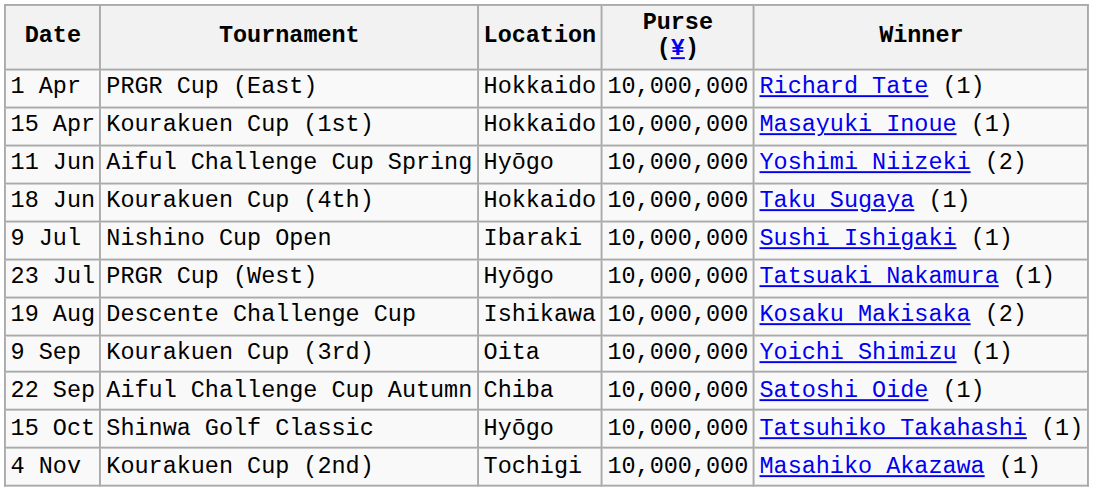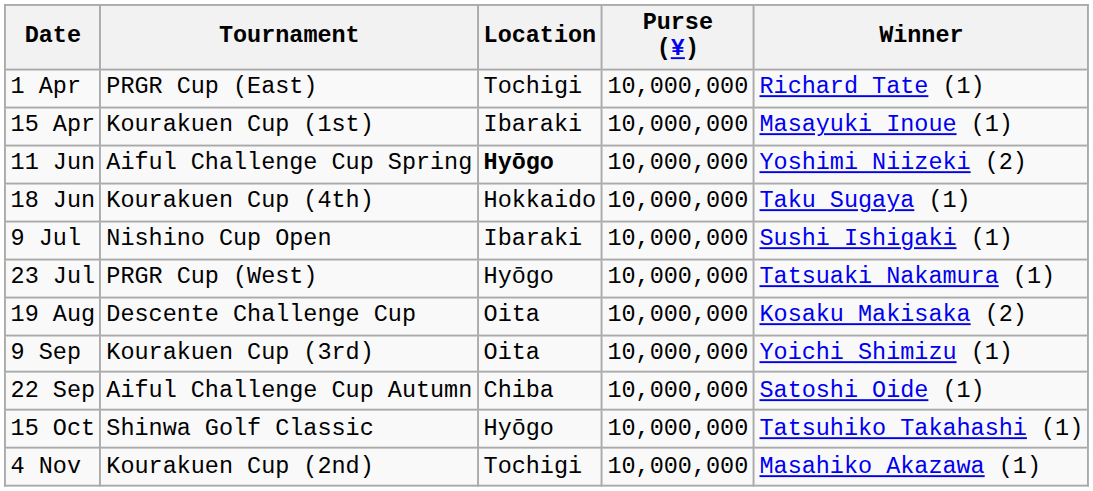(540, 89) Hokkaido -> (533, 89) Tochigi
(540, 127) Hokkaido -> (533, 127) Ibaraki
(519, 164) normal -> (519, 164) bold
(540, 316) Ishikawa -> (512, 316) Oita
